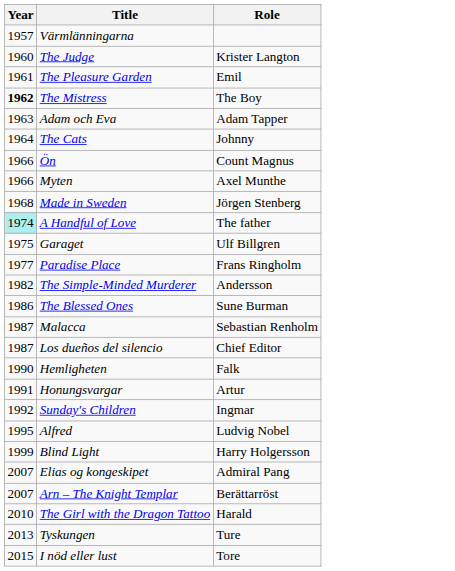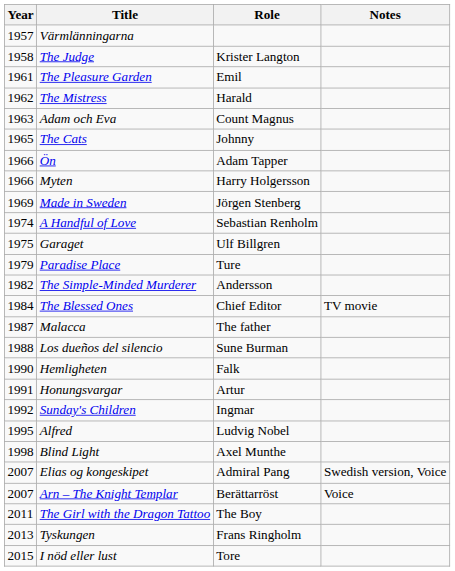+ column: (385, 14)
(21, 56) 1960 -> (21, 56) 1958
(21, 98) bold -> (21, 98) normal
(239, 98) The Boy -> (234, 98) Harald
(252, 118) Adam Tapper -> (255, 118) Count Magnus
(21, 139) 1964 -> (21, 139) 1965
(255, 160) Count Magnus -> (252, 160) Adam Tapper
(251, 181) Axel Munthe -> (263, 181) Harry Holgersson
(21, 202) 1968 -> (21, 202) 1969
(21, 222) paleturquoise background -> (21, 222) no background
(243, 222) The father -> (267, 222) Sebastian Renholm
(21, 264) 1977 -> (21, 264) 1979
(259, 264) Frans Ringholm -> (228, 264) Ture
(21, 306) 1986 -> (21, 306) 1984
(252, 306) Sune Burman -> (249, 306) Chief Editor
(267, 327) Sebastian Renholm -> (243, 327) The father
(21, 347) 1987 -> (21, 347) 1988
(249, 347) Chief Editor -> (252, 347) Sune Burman
(21, 451) 1999 -> (21, 451) 1998
(263, 451) Harry Holgersson -> (251, 451) Axel Munthe
(21, 514) 2010 -> (20, 514) 2011
(234, 514) Harald -> (239, 514) The Boy
(228, 535) Ture -> (259, 535) Frans Ringholm
